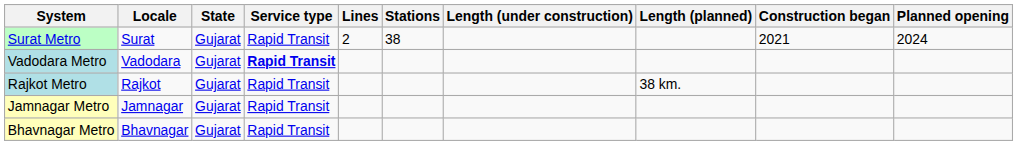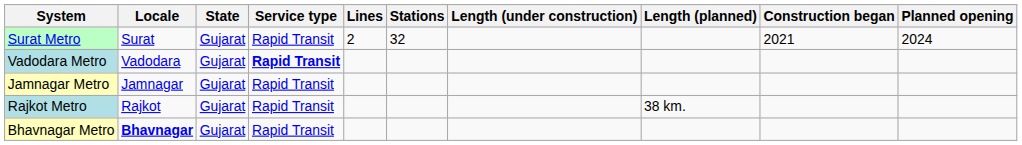(393, 39) 38 -> (397, 39) 32
rows swapped: (47, 84) <-> (58, 107)
(155, 129) normal -> (157, 129) bold
